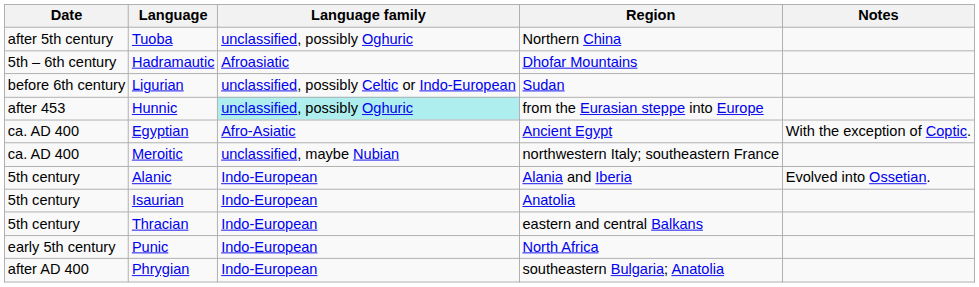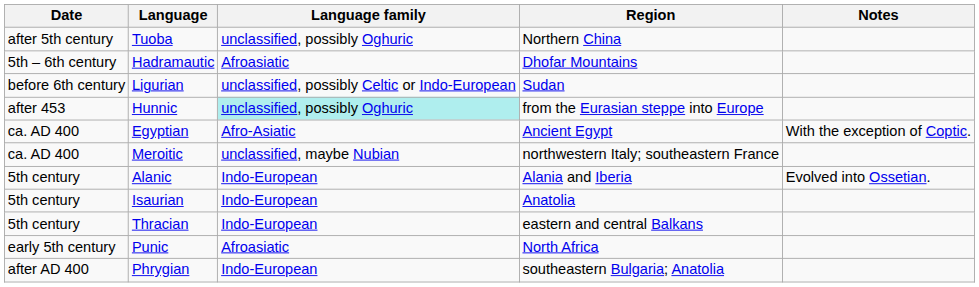(269, 246) Indo-European -> (255, 246) Afroasiatic
